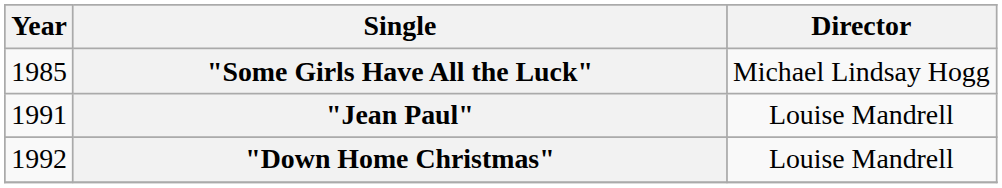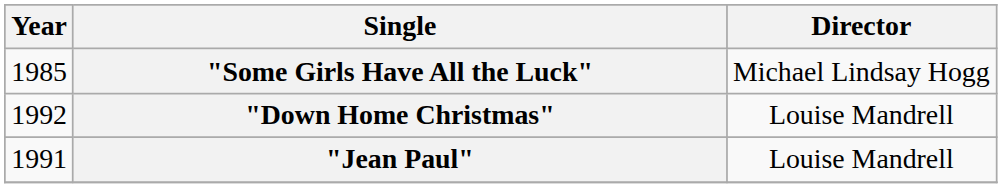rows swapped: (400, 114) <-> (400, 159)
